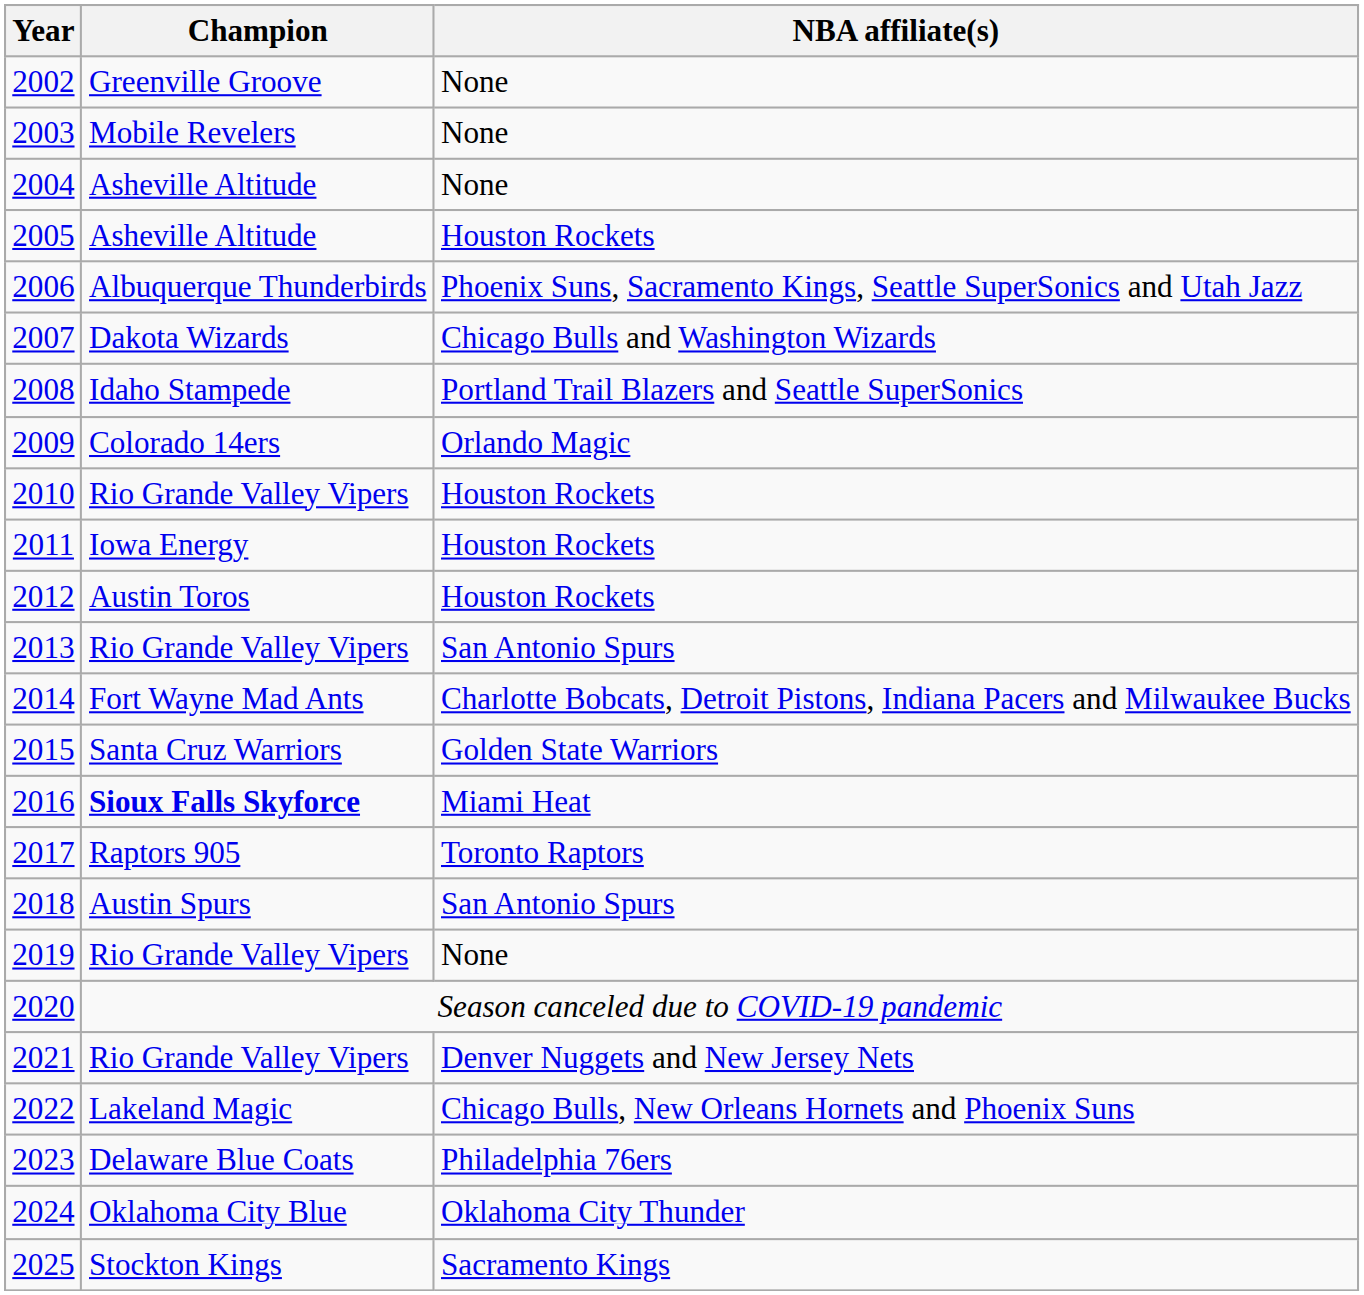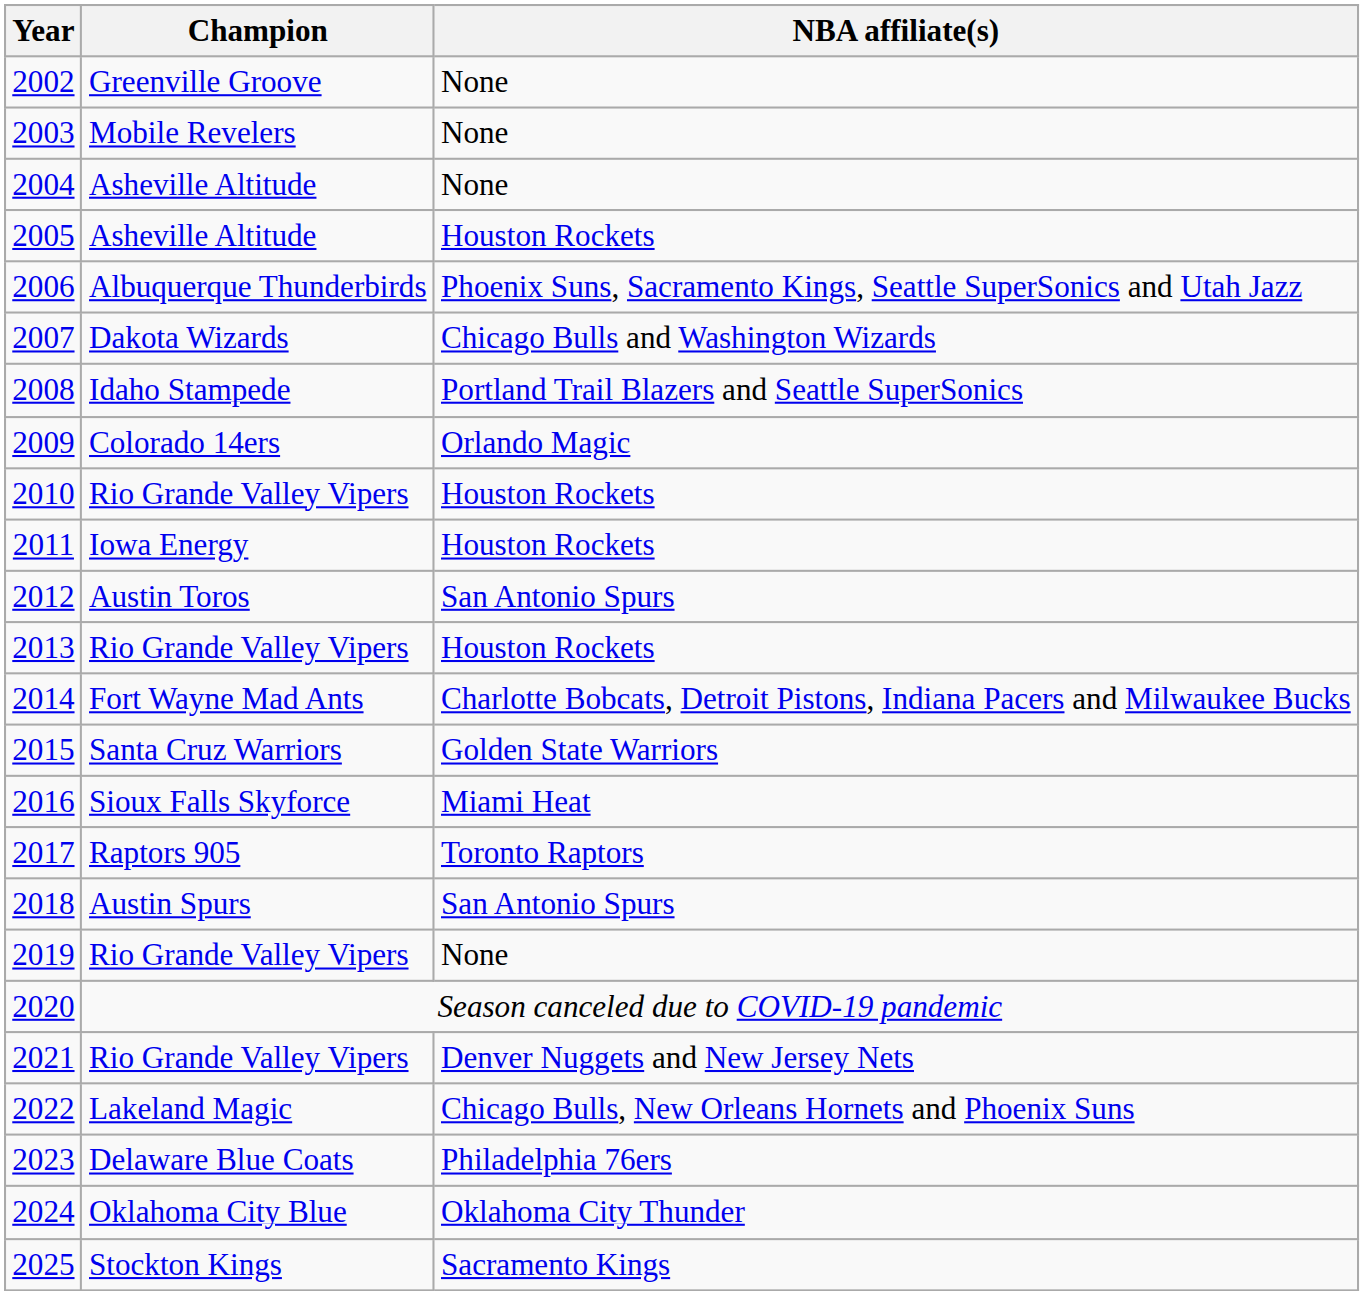(548, 595) Houston Rockets -> (558, 595) San Antonio Spurs
(558, 646) San Antonio Spurs -> (548, 646) Houston Rockets
(225, 801) bold -> (220, 801) normal
